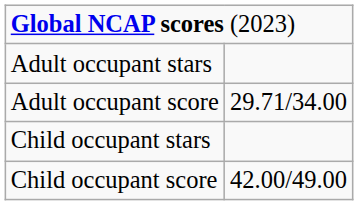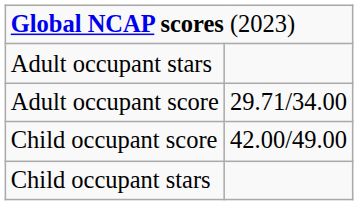rows swapped: (111, 140) <-> (114, 179)
